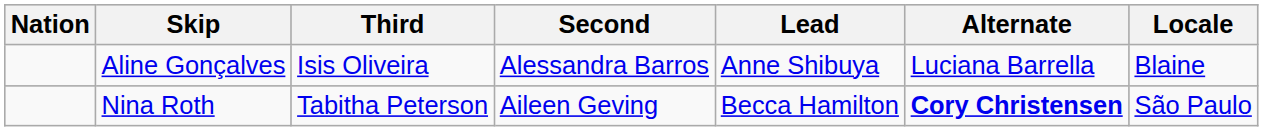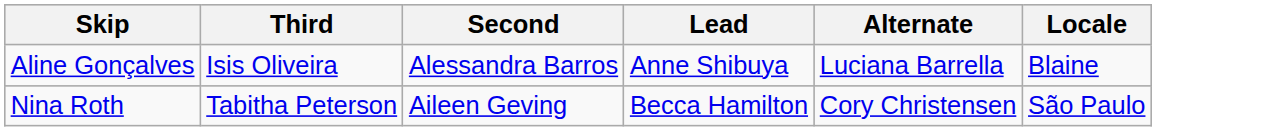- column: (50, 24)
(1017, 105) bold -> (918, 105) normal
